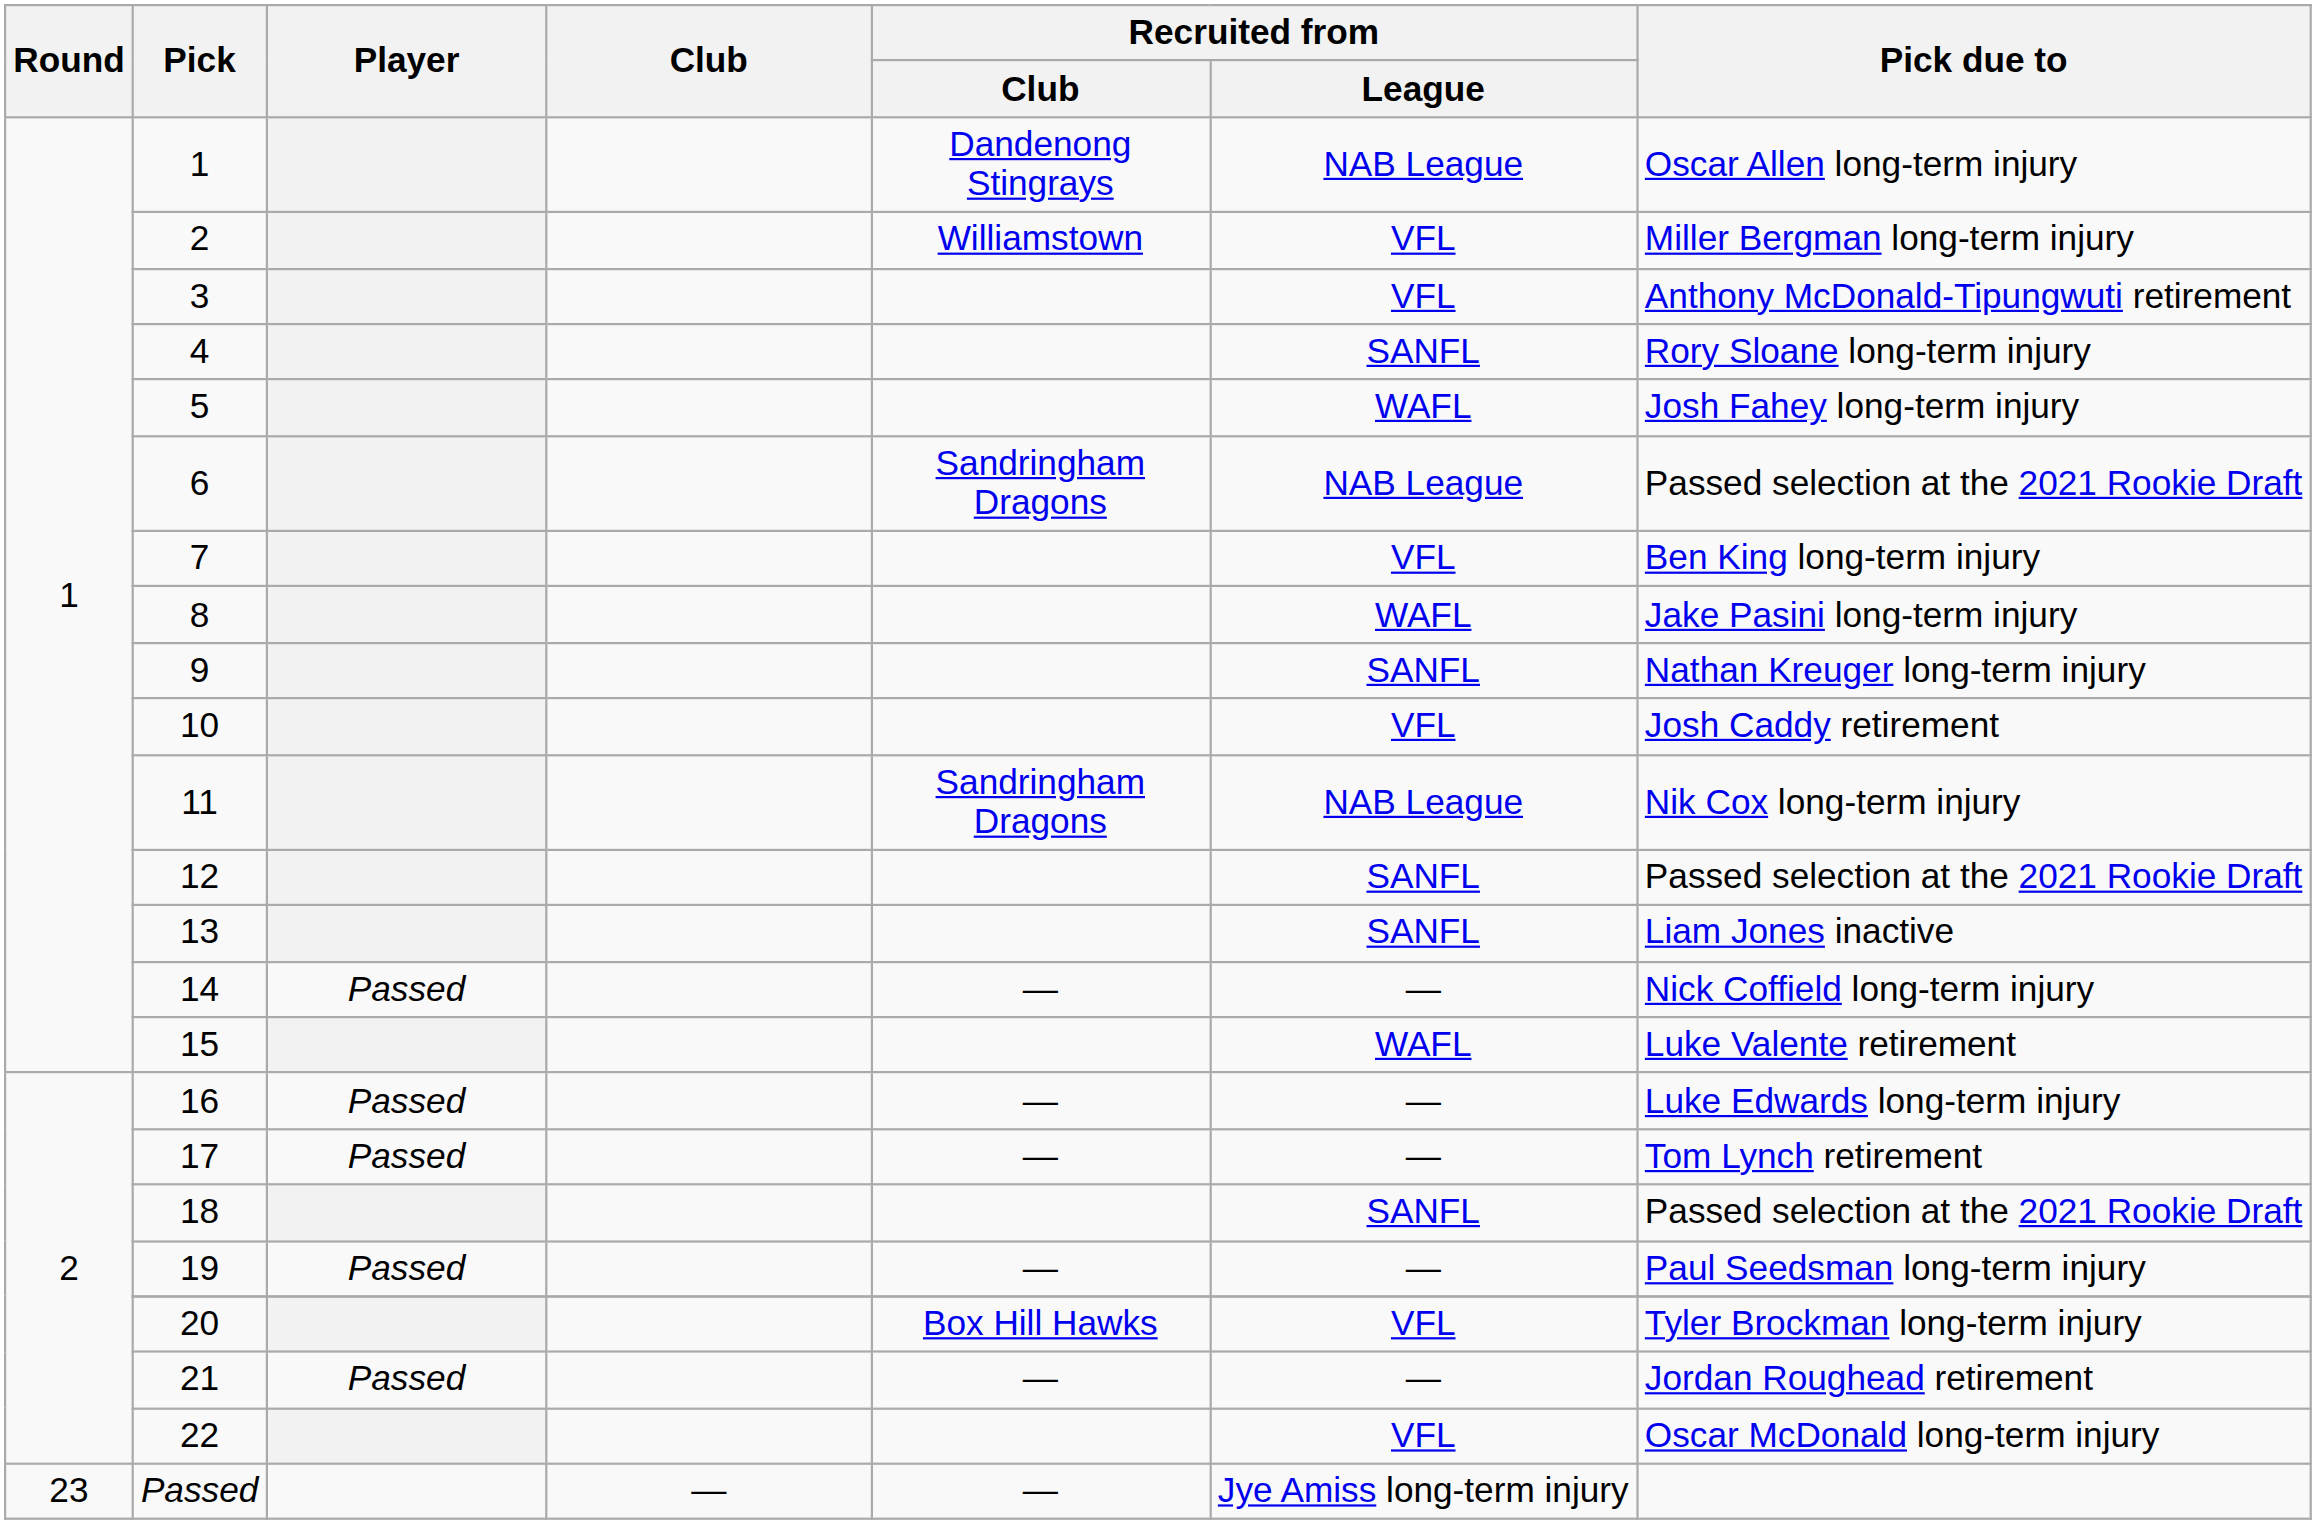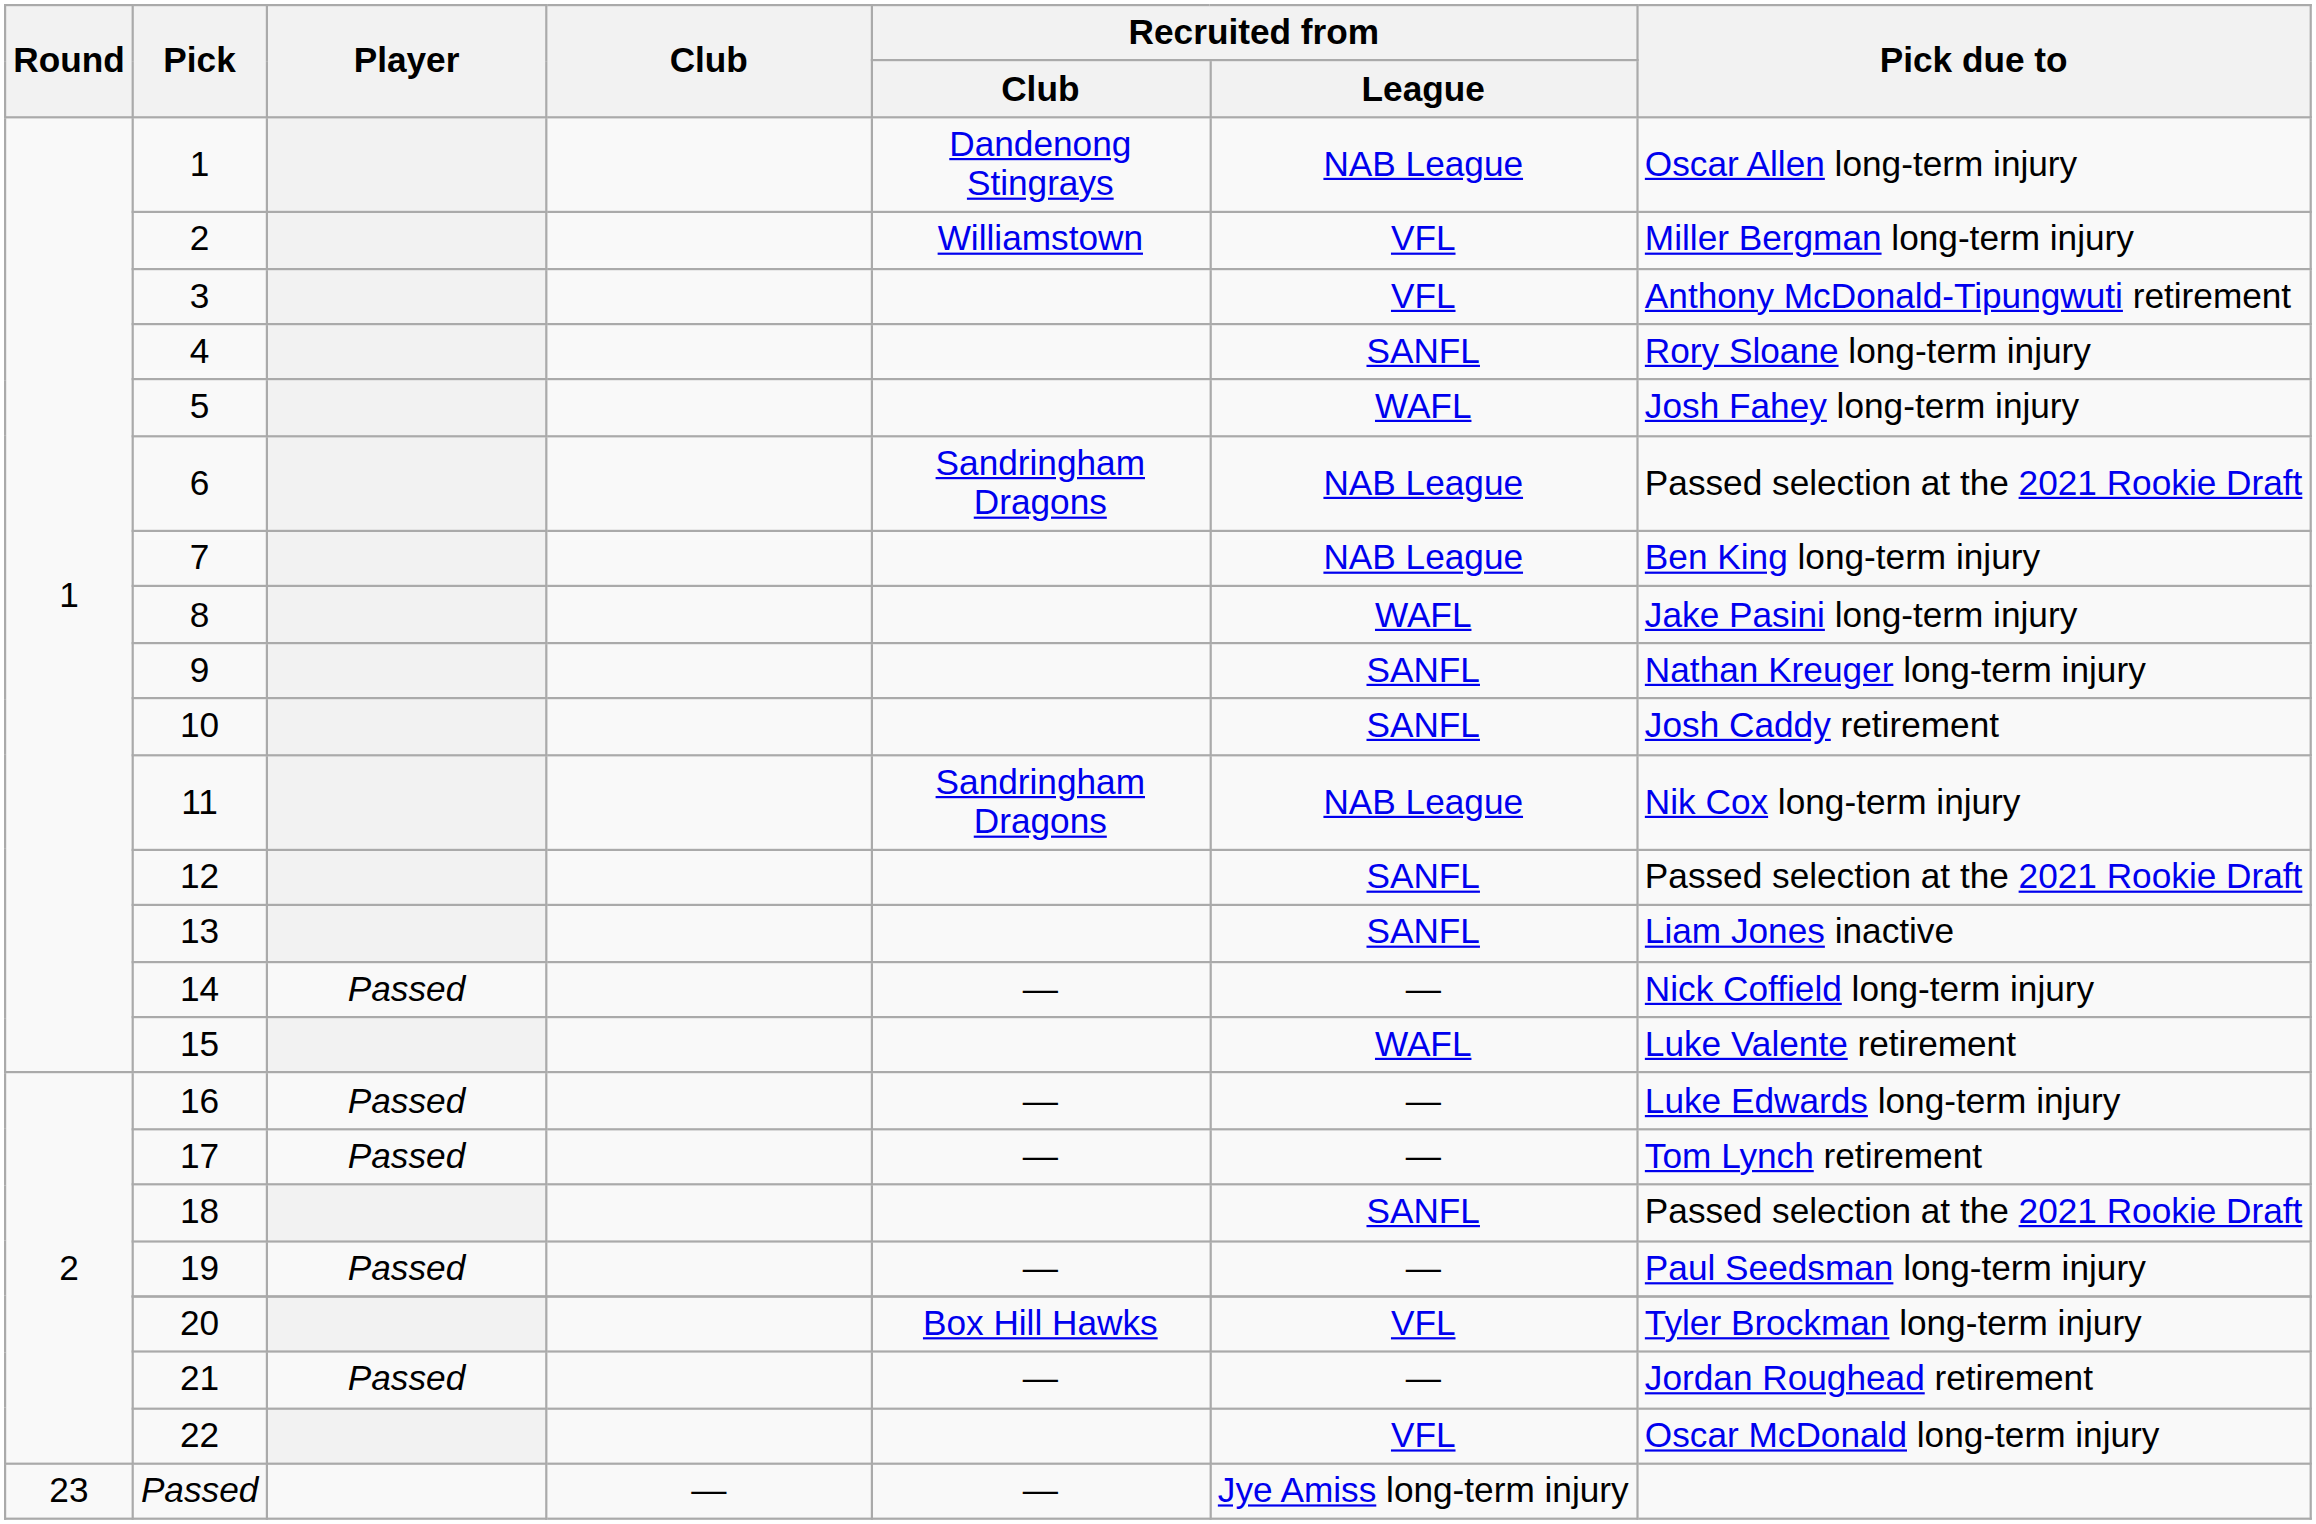(1423, 558) VFL -> (1423, 558) NAB League
(1423, 725) VFL -> (1423, 725) SANFL
